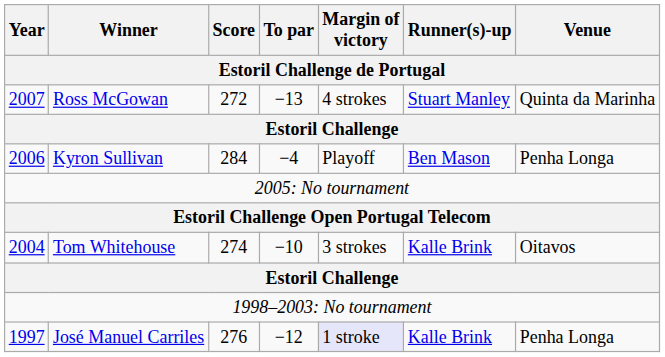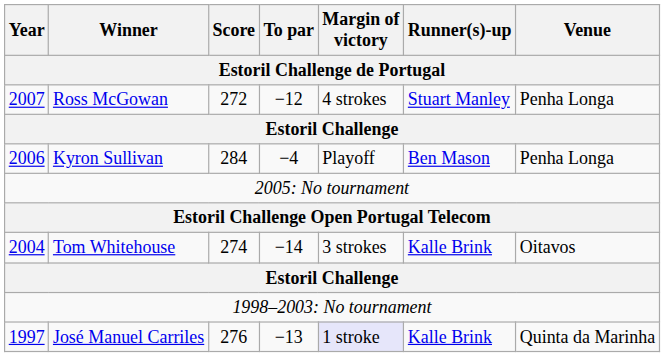(289, 99) −13 -> (289, 99) −12
(587, 99) Quinta da Marinha -> (567, 99) Penha Longa
(289, 247) −10 -> (289, 247) −14
(289, 336) −12 -> (289, 336) −13
(567, 336) Penha Longa -> (587, 336) Quinta da Marinha
